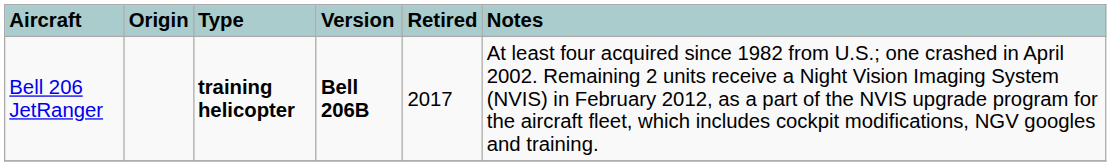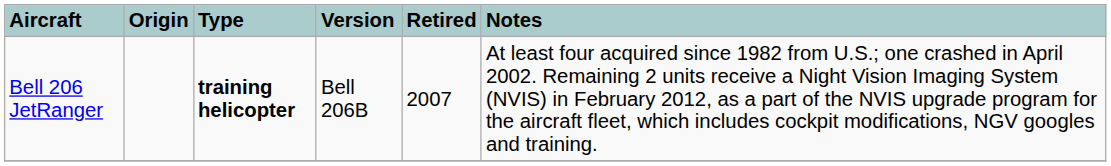(345, 98) bold -> (345, 98) normal
(430, 98) 2017 -> (429, 98) 2007
